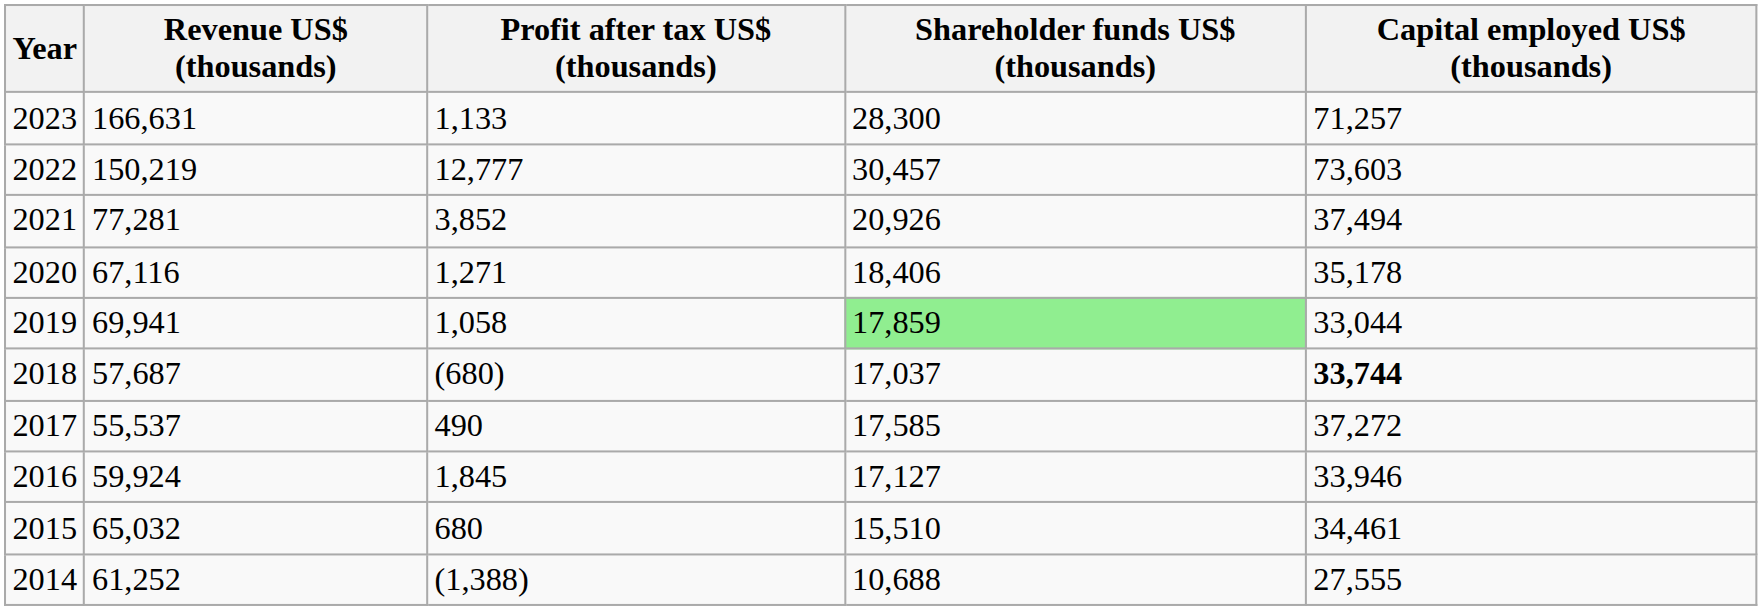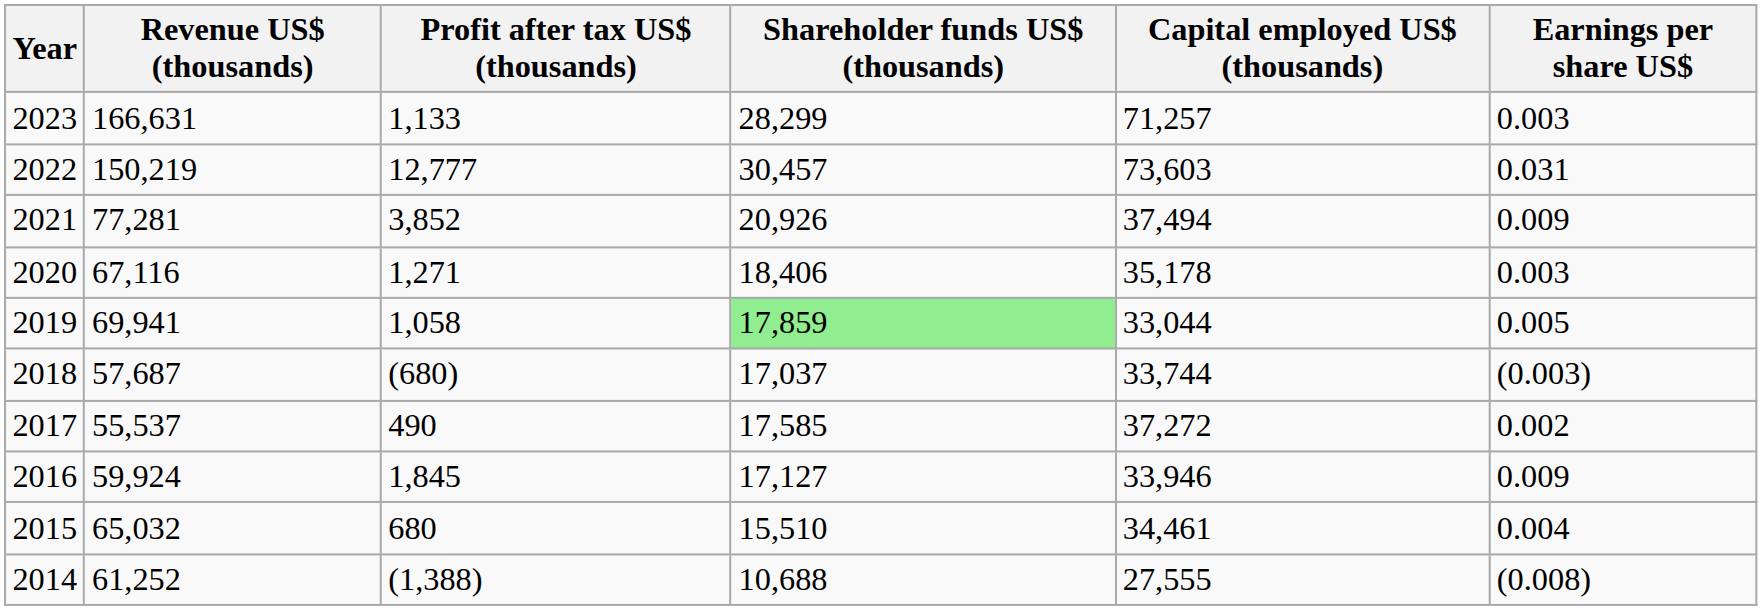+ column: (1623, 48)
(896, 117) 28,300 -> (783, 117) 28,299
(1358, 374) bold -> (1167, 374) normal
